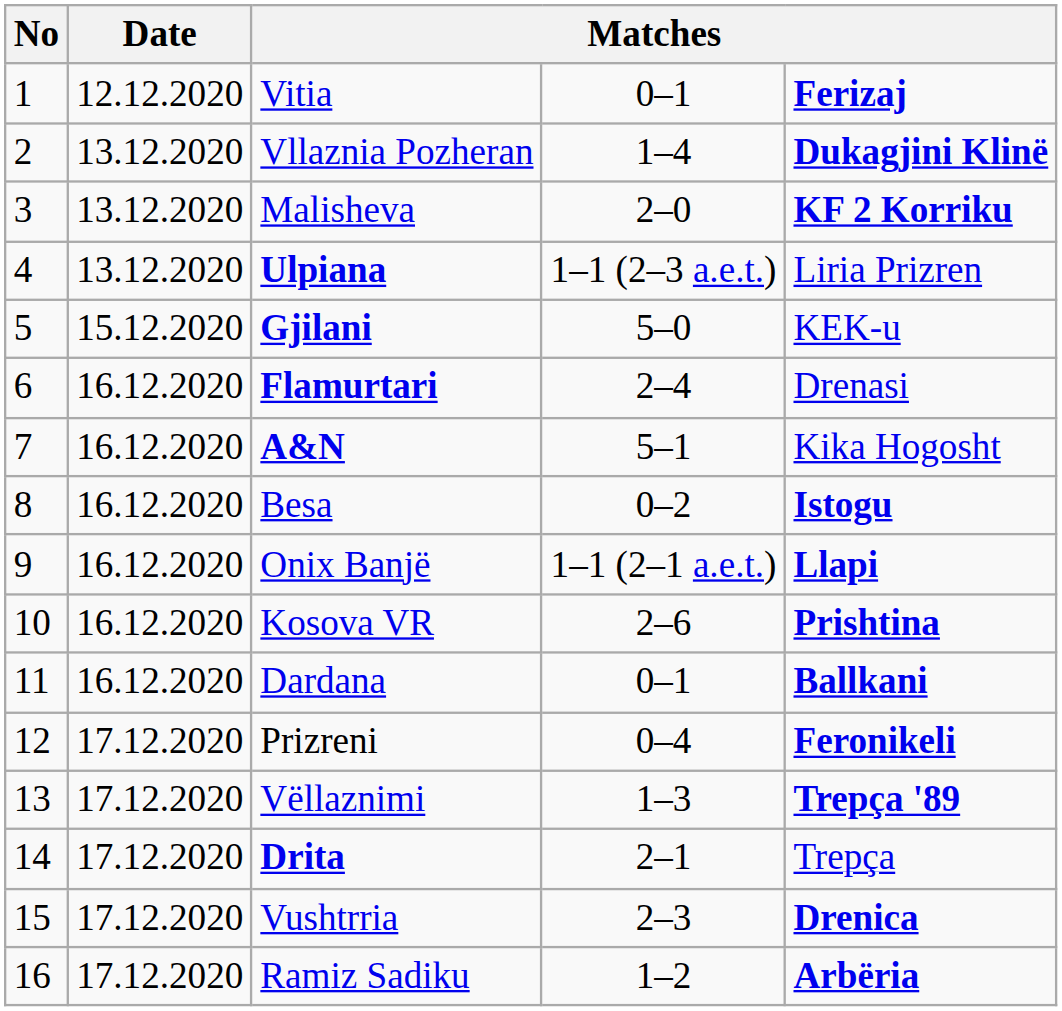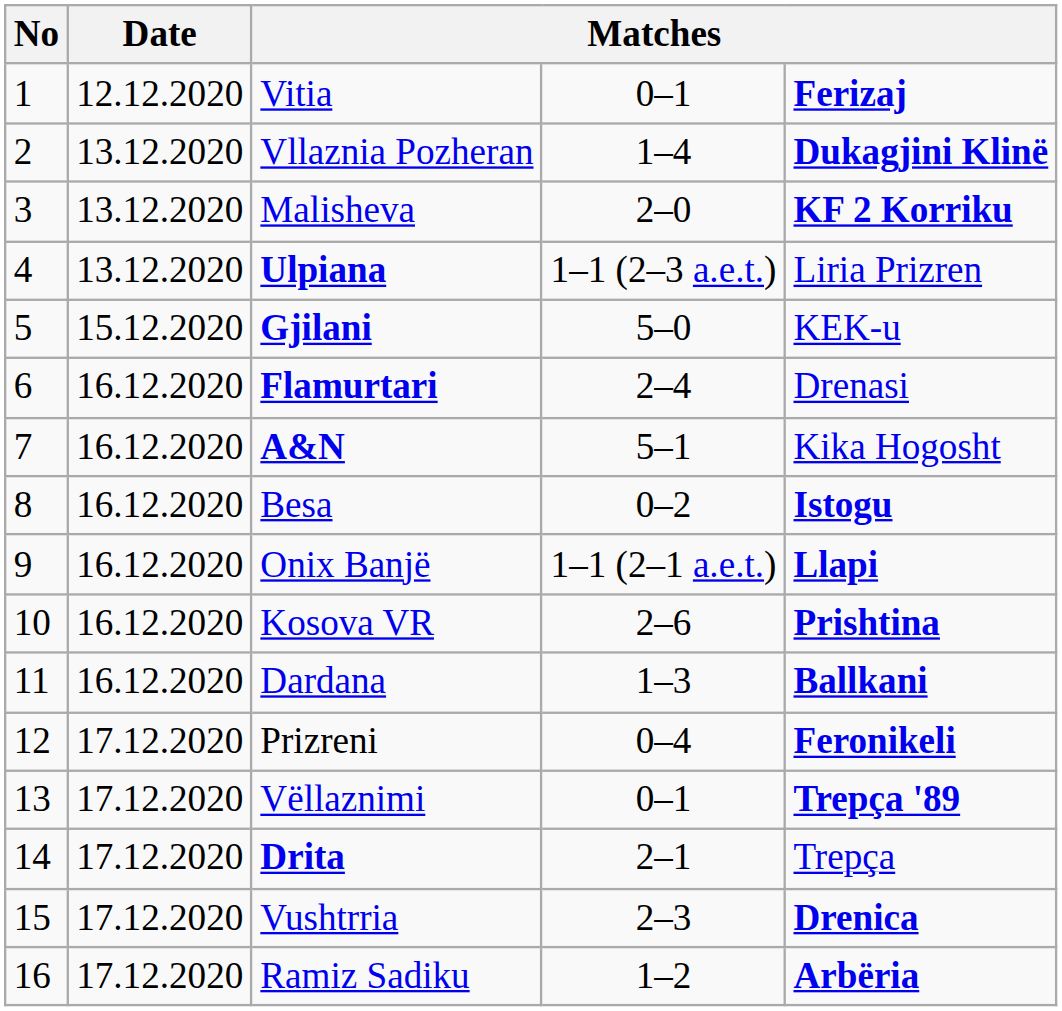(663, 681) 0–1 -> (663, 681) 1–3
(663, 799) 1–3 -> (663, 799) 0–1
